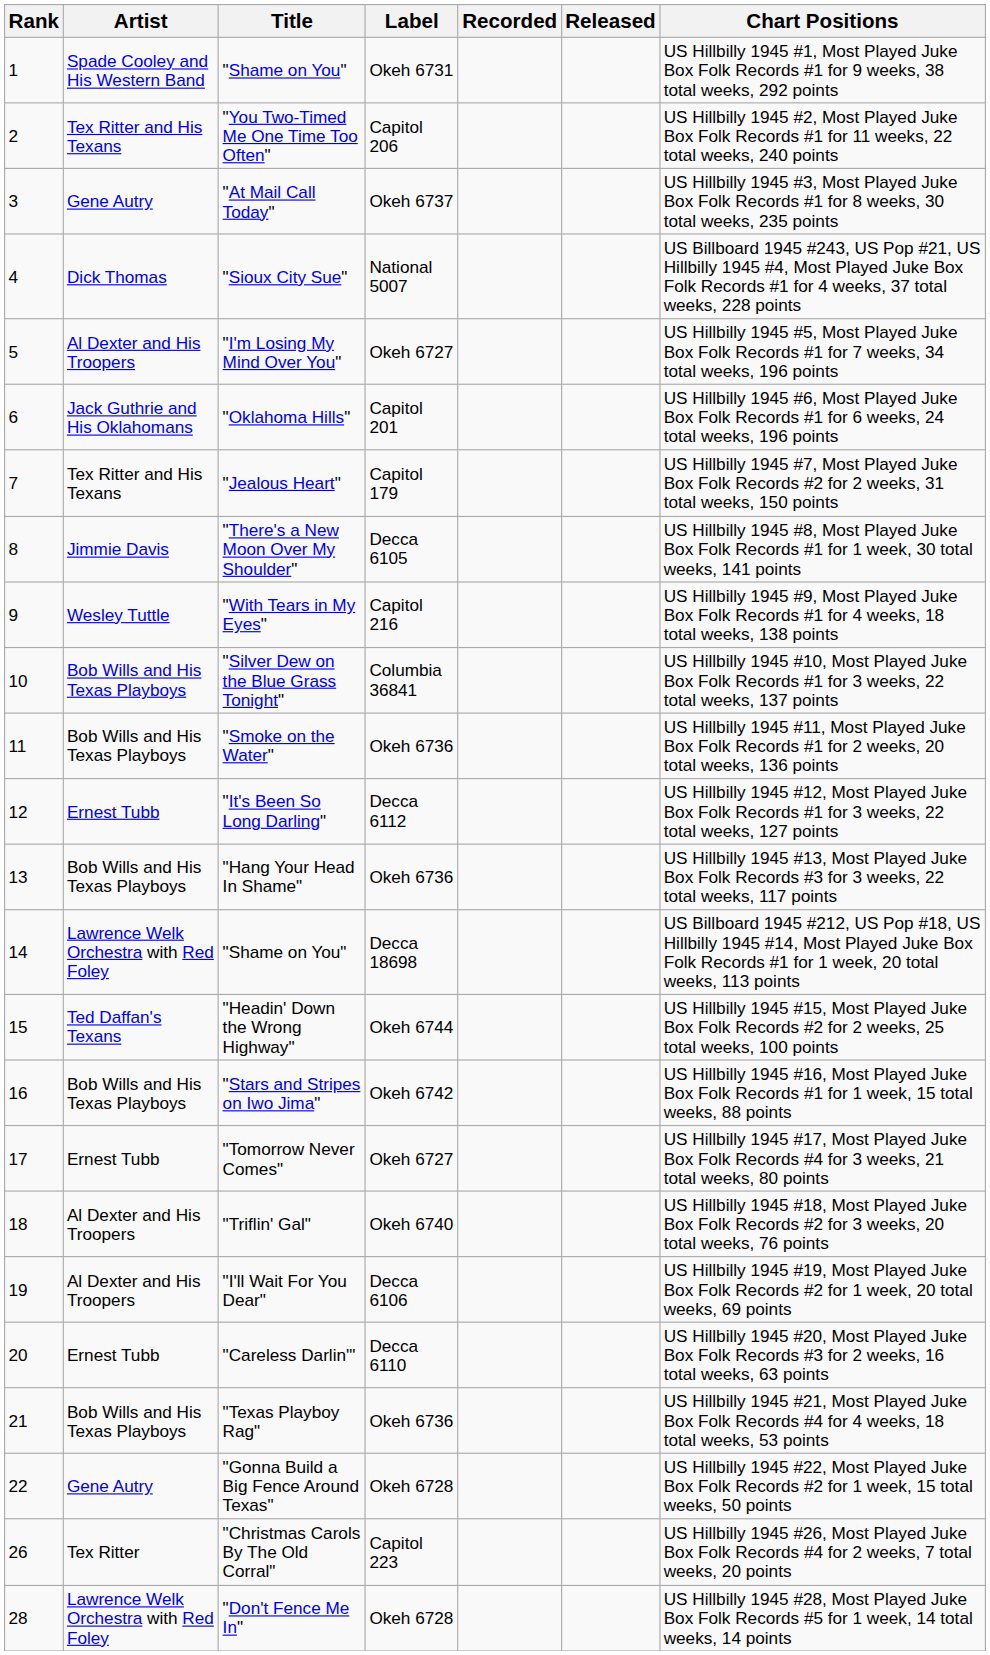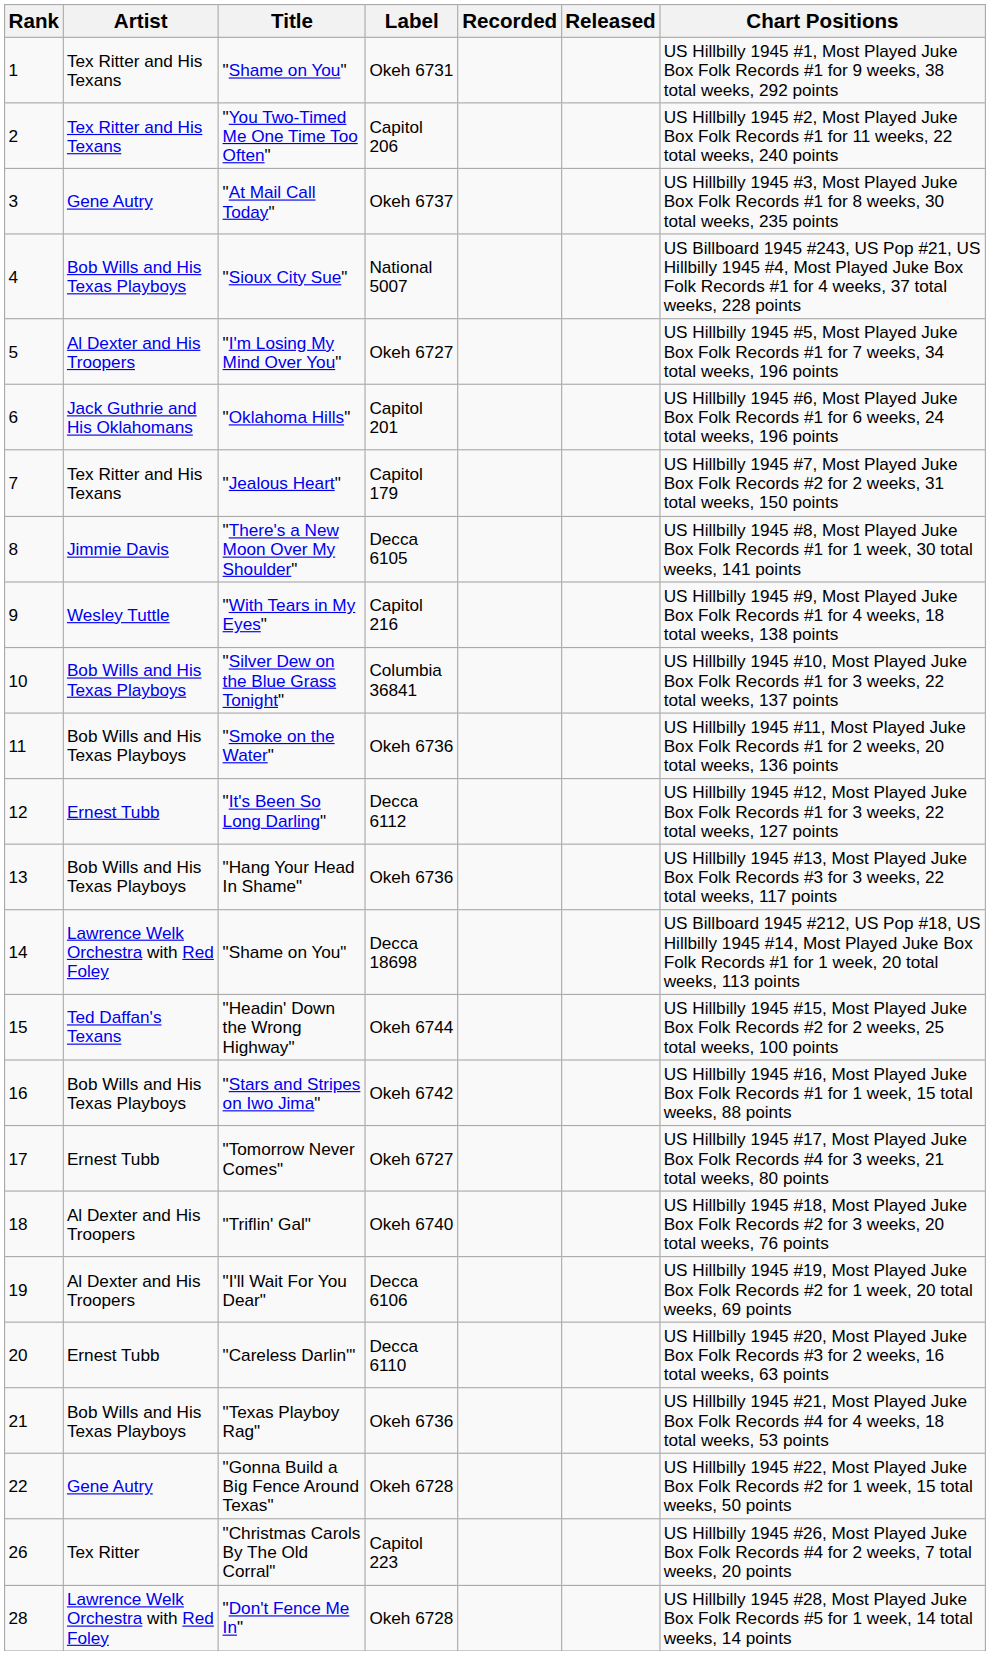(138, 70) Spade Cooley and His Western Band -> (135, 70) Tex Ritter and His Texans
(117, 277) Dick Thomas -> (134, 277) Bob Wills and His Texas Playboys
